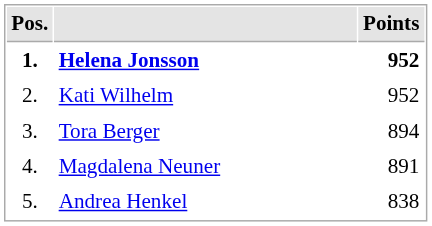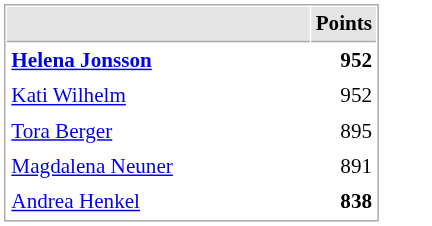- column: (30, 23)
(404, 130) 894 -> (356, 130) 895
(404, 201) normal -> (356, 201) bold
